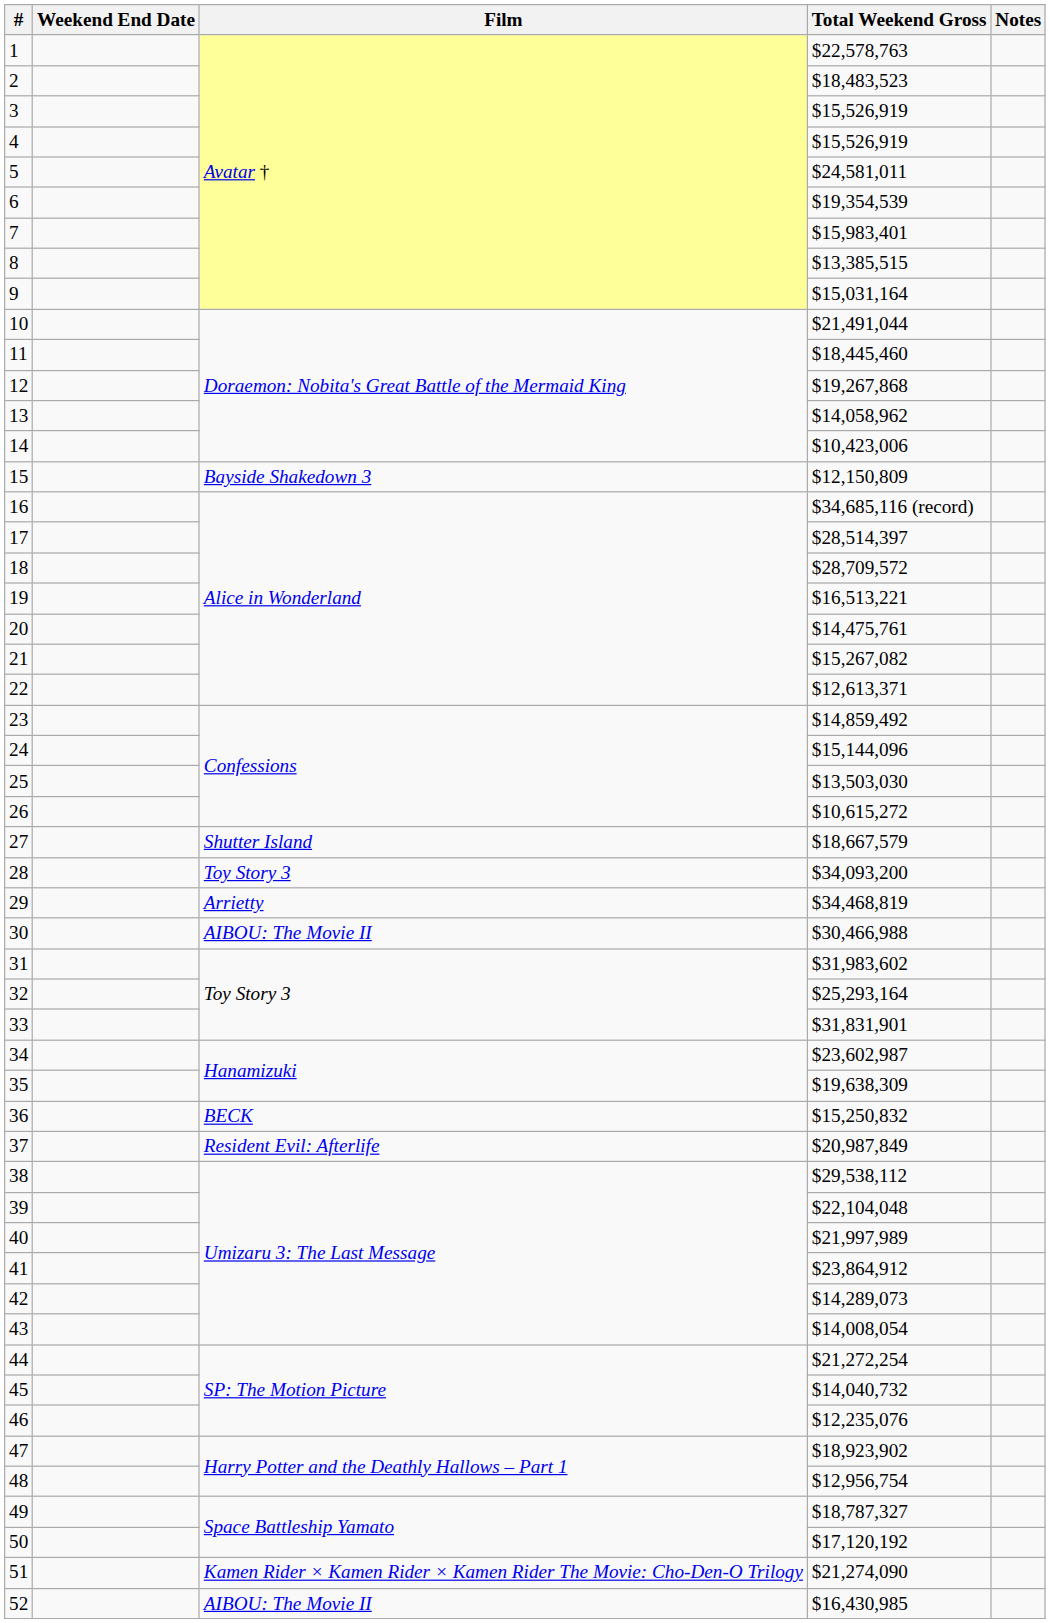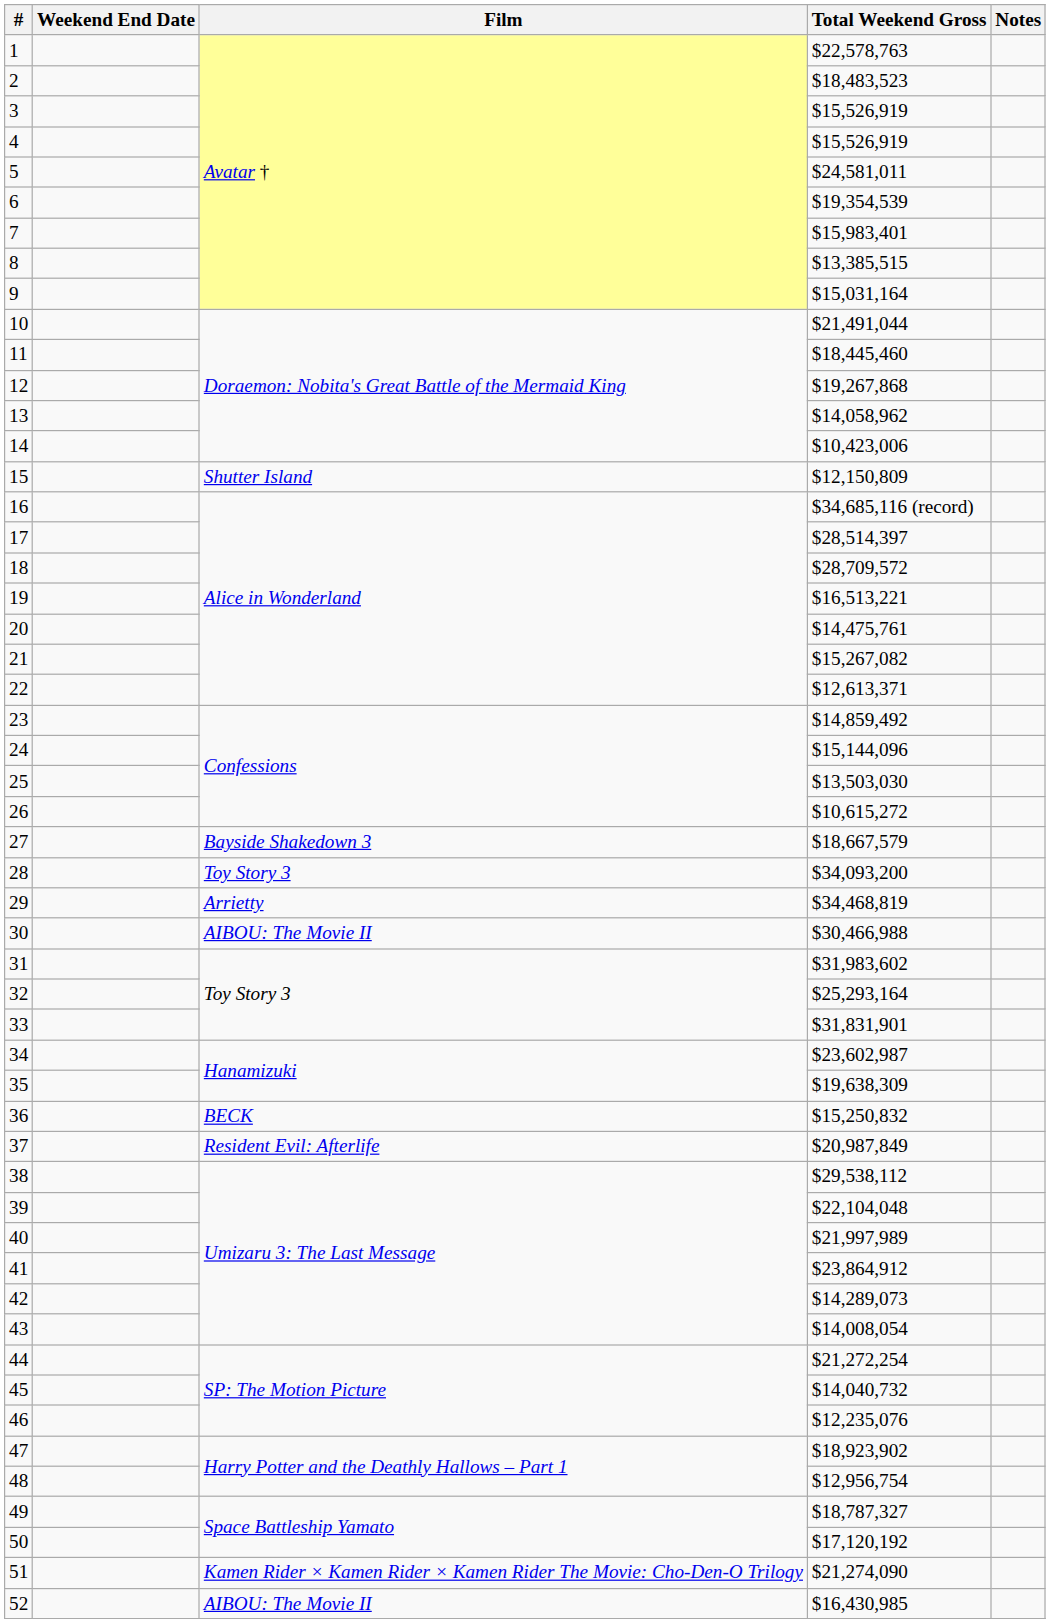(288, 476) Bayside Shakedown 3 -> (258, 476) Shutter Island
(258, 841) Shutter Island -> (288, 841) Bayside Shakedown 3
